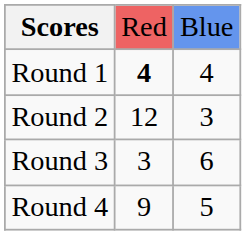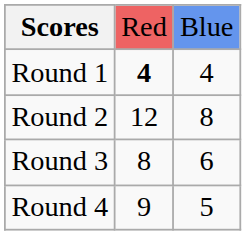(207, 116) 3 -> (207, 116) 8
(144, 161) 3 -> (144, 161) 8
